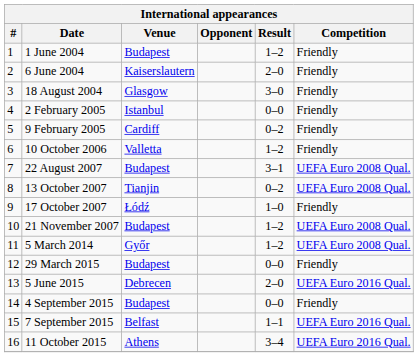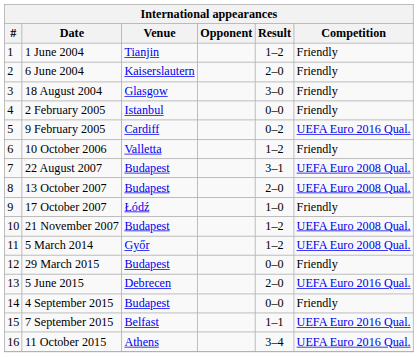(147, 52) Budapest -> (142, 52) Tianjin
(317, 129) Friendly -> (354, 129) UEFA Euro 2016 Qual.
(142, 187) Tianjin -> (147, 187) Budapest
(274, 187) 0–2 -> (274, 187) 2–0
